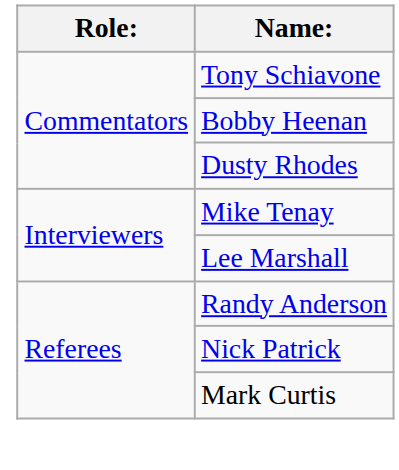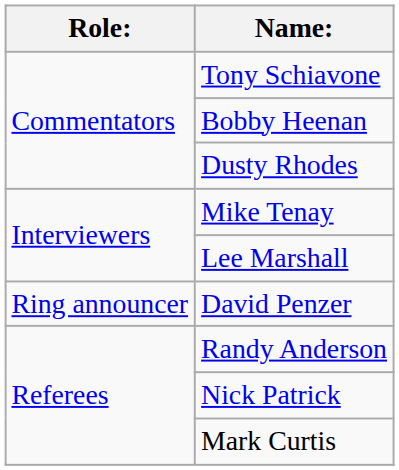+ row: (276, 303)
